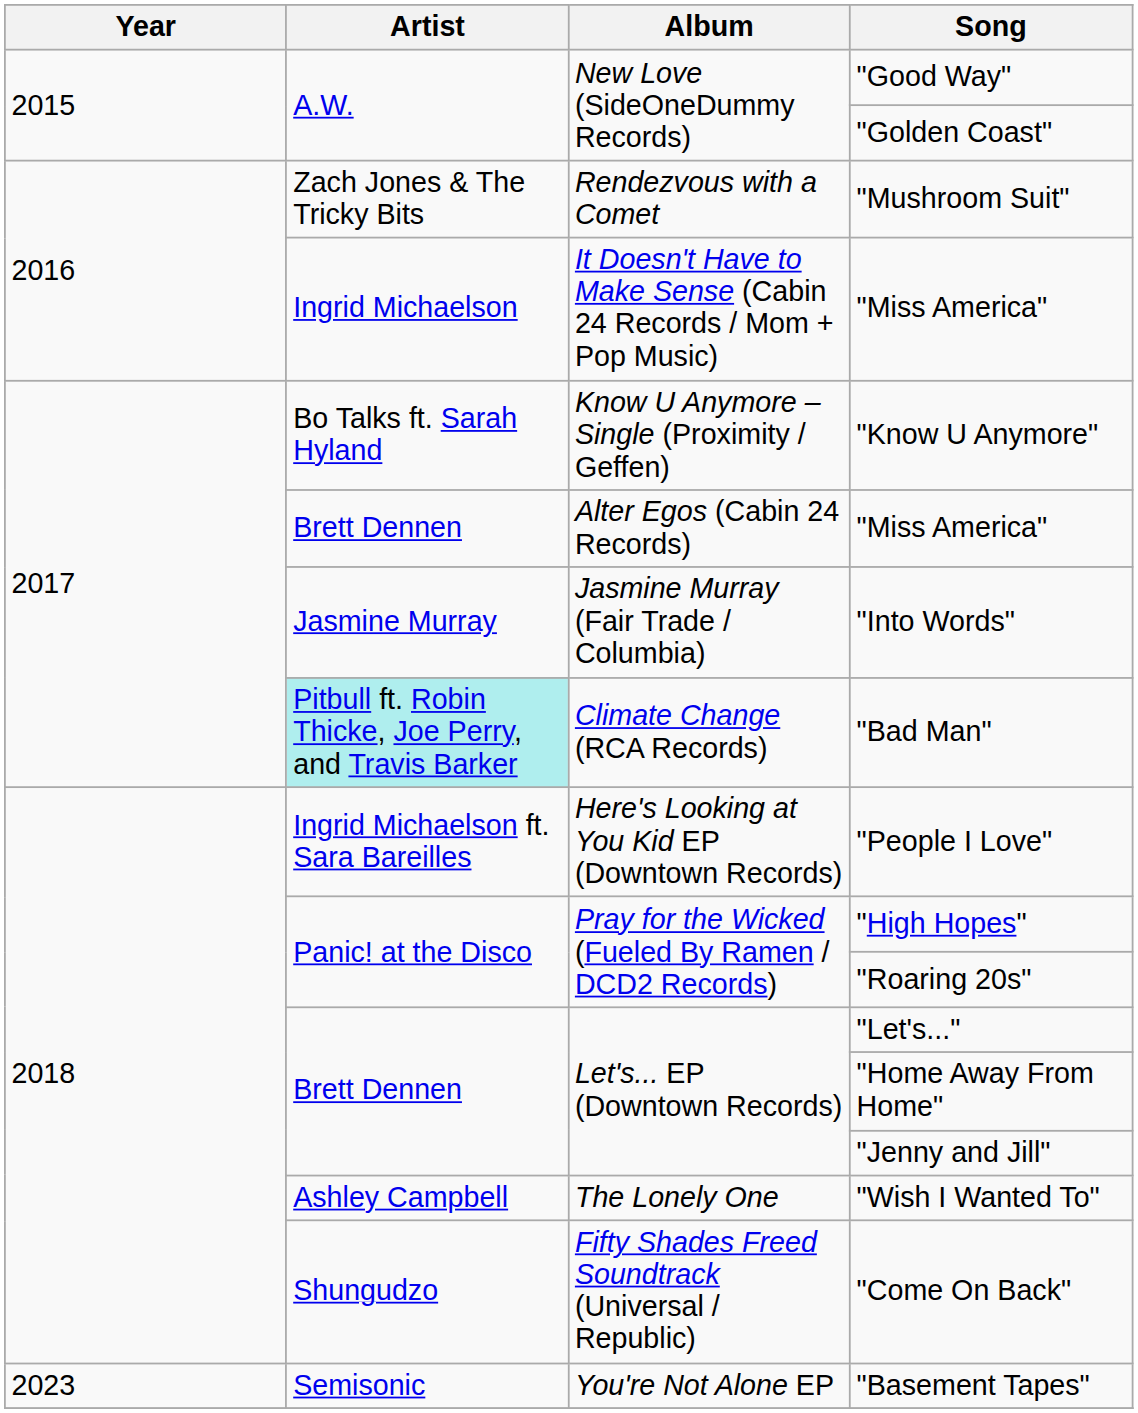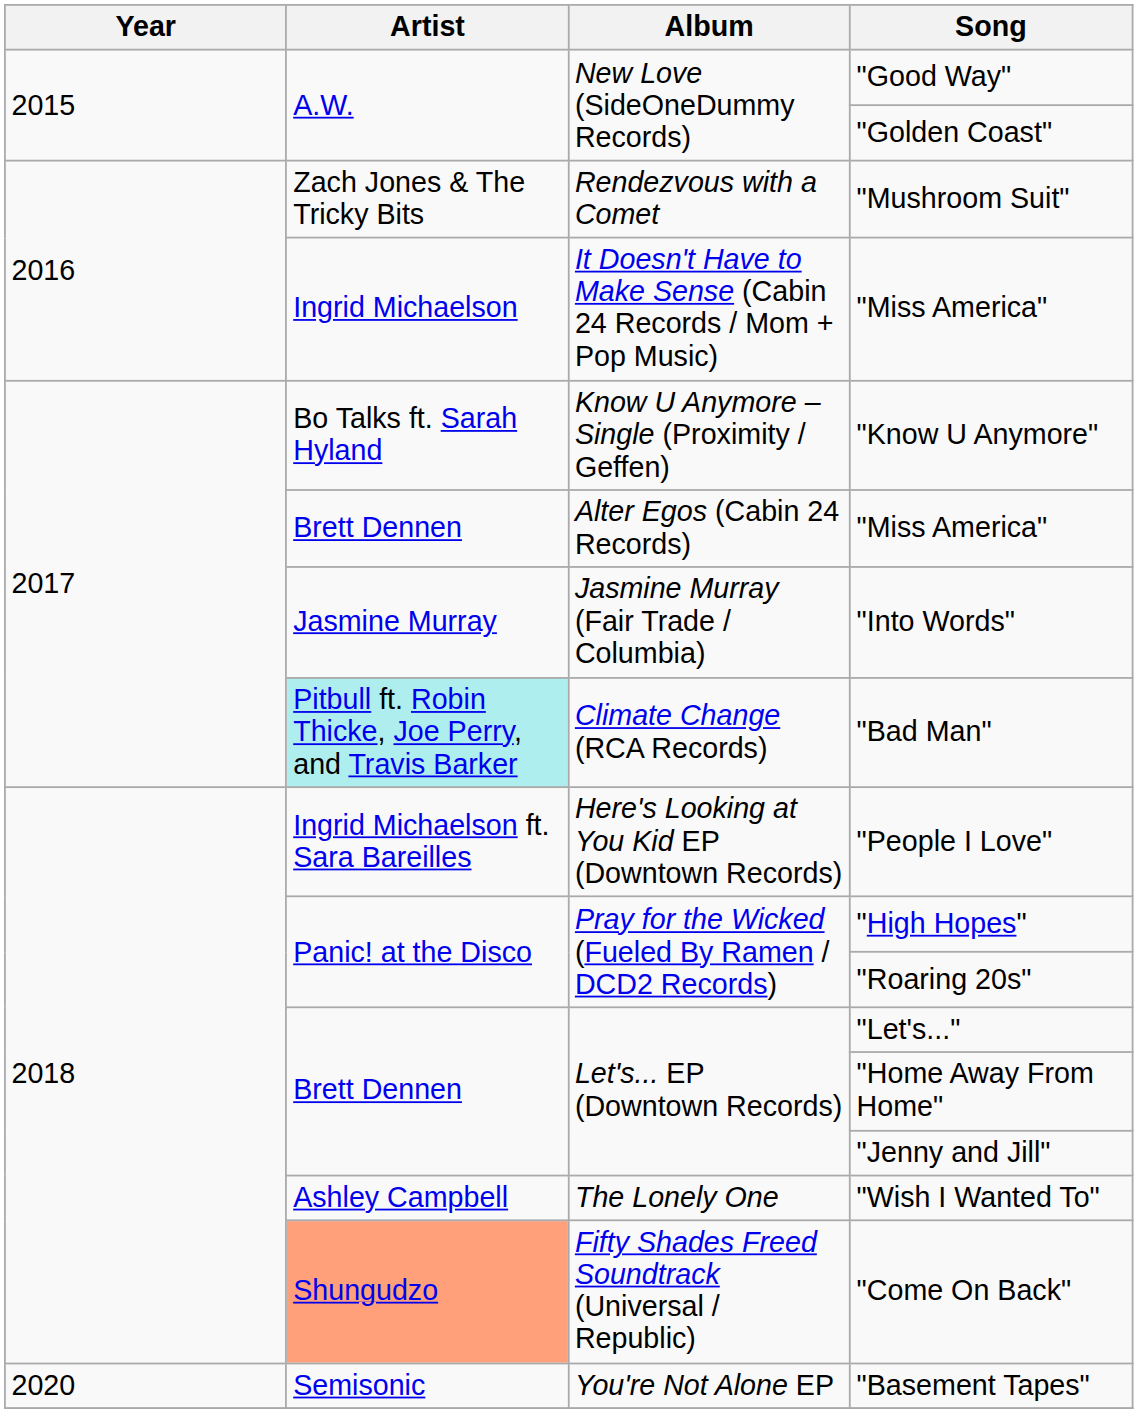(366, 1291) no background -> (366, 1291) lightsalmon background
(43, 1385) 2023 -> (43, 1385) 2020
